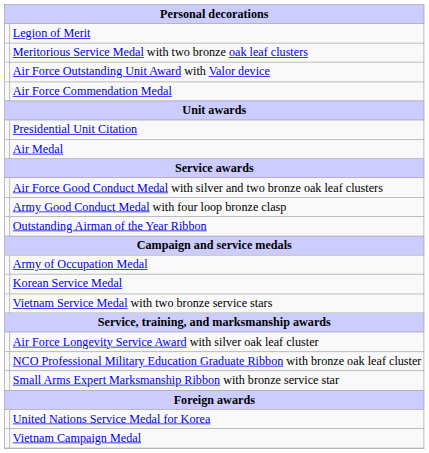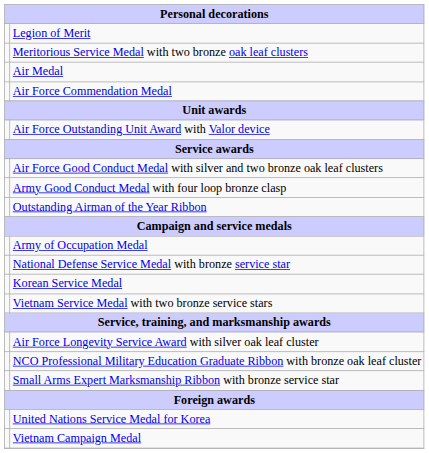rows swapped: (38, 149) <-> (141, 71)
- row: (75, 129)
+ row: (151, 264)
